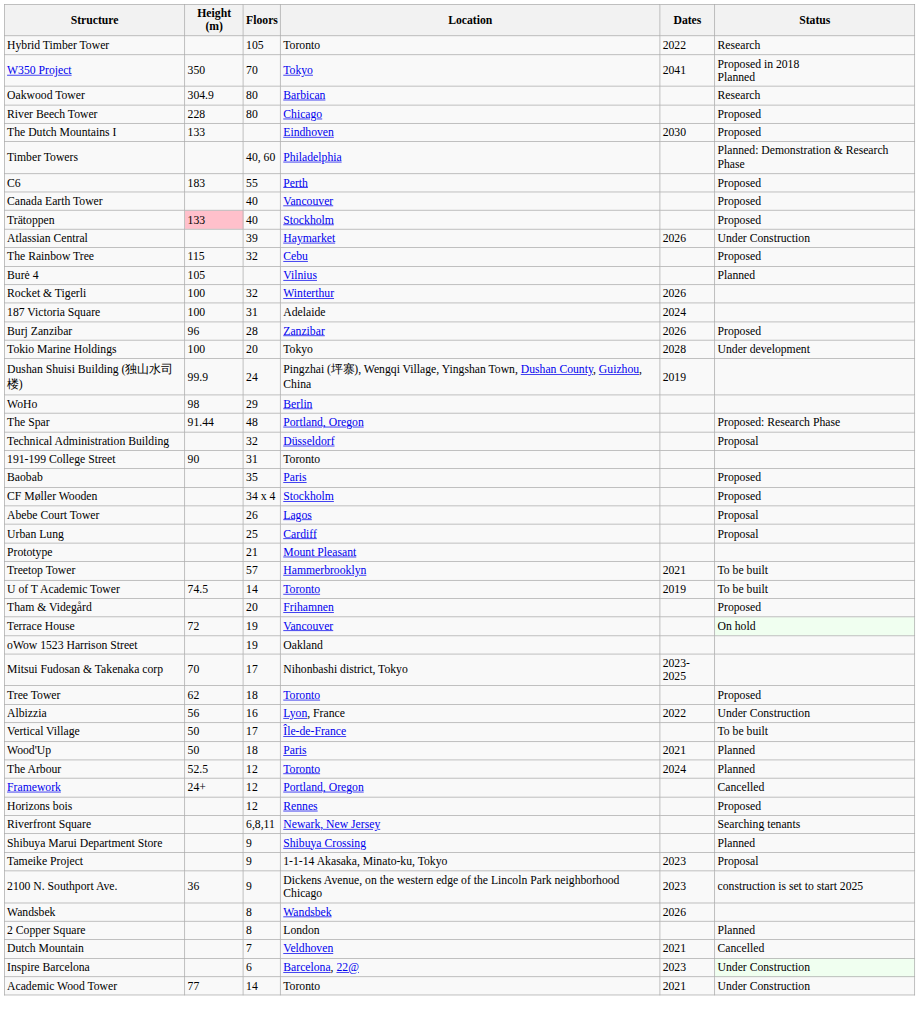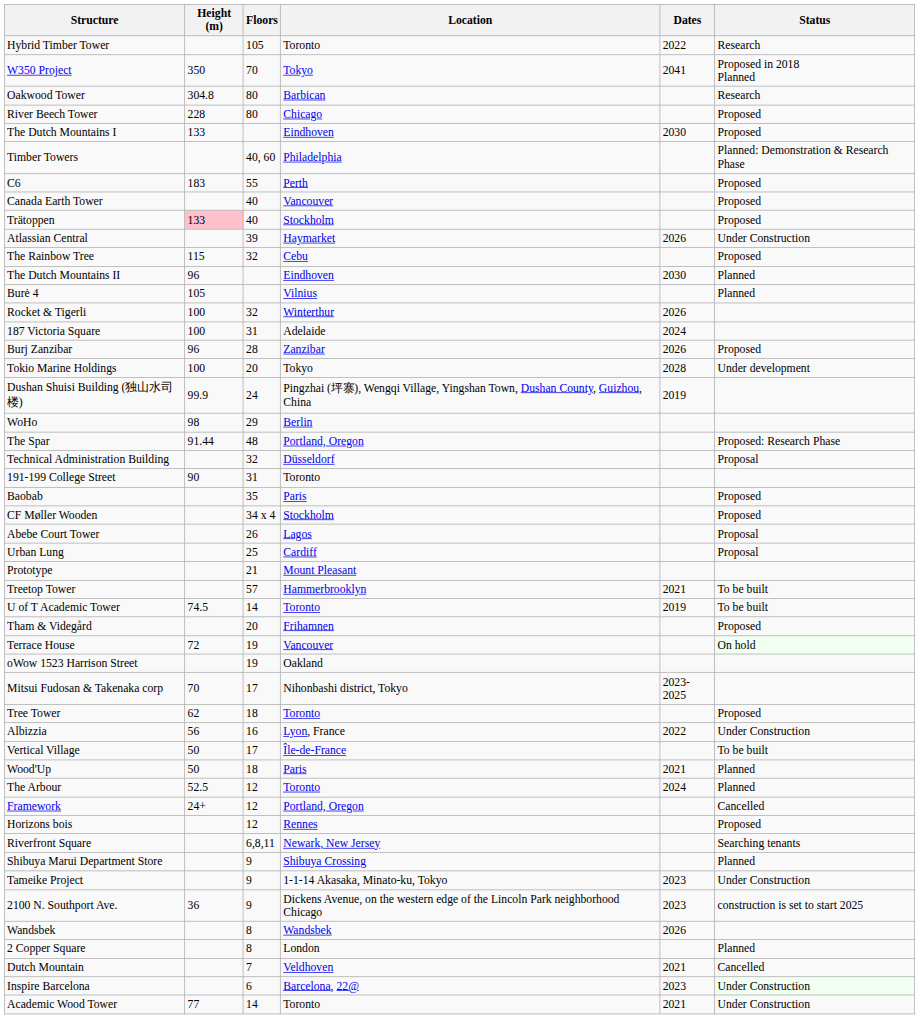(201, 95) 304.9 -> (201, 95) 304.8
+ row: (64, 275)
(738, 861) Proposal -> (764, 880) Under Construction
